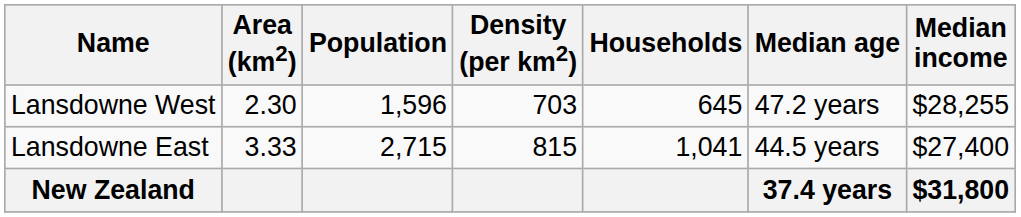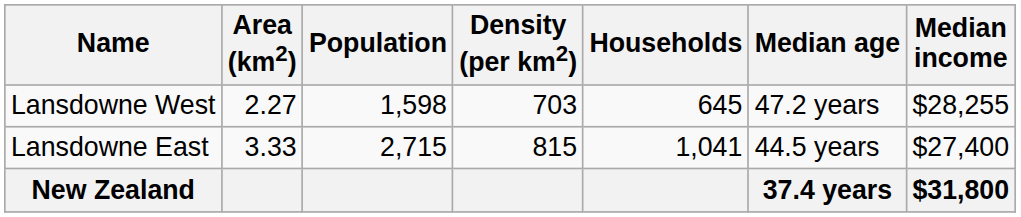(271, 105) 2.30 -> (271, 105) 2.27
(414, 105) 1,596 -> (414, 105) 1,598
